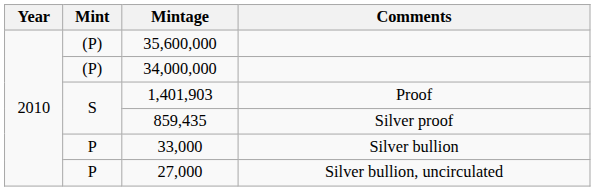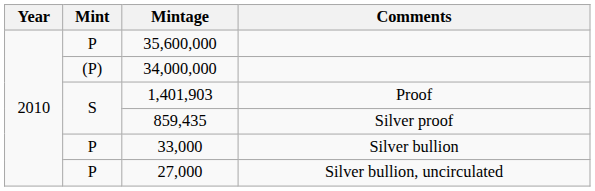(92, 43) (P) -> (92, 43) P
